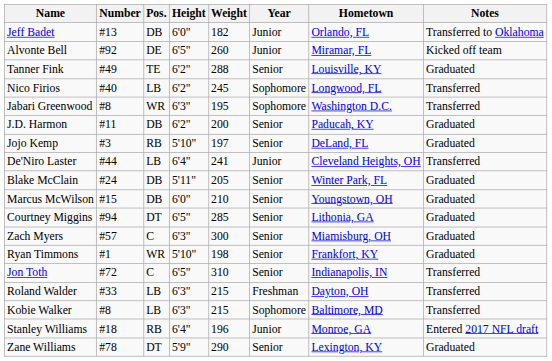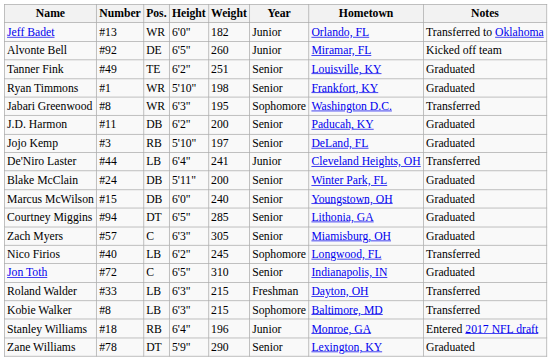(154, 32) DB -> (156, 32) WR
(220, 69) 288 -> (220, 69) 251
rows swapped: (34, 87) <-> (43, 254)
(220, 180) 205 -> (220, 180) 200
(220, 198) 210 -> (220, 198) 240
(220, 236) 300 -> (220, 236) 305
(453, 273) Transferred -> (450, 273) Graduated
